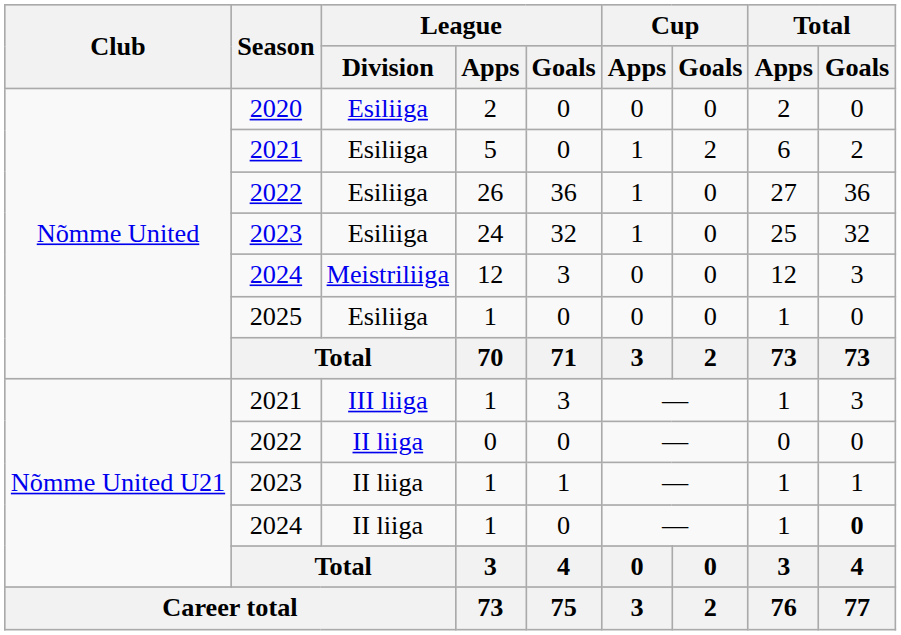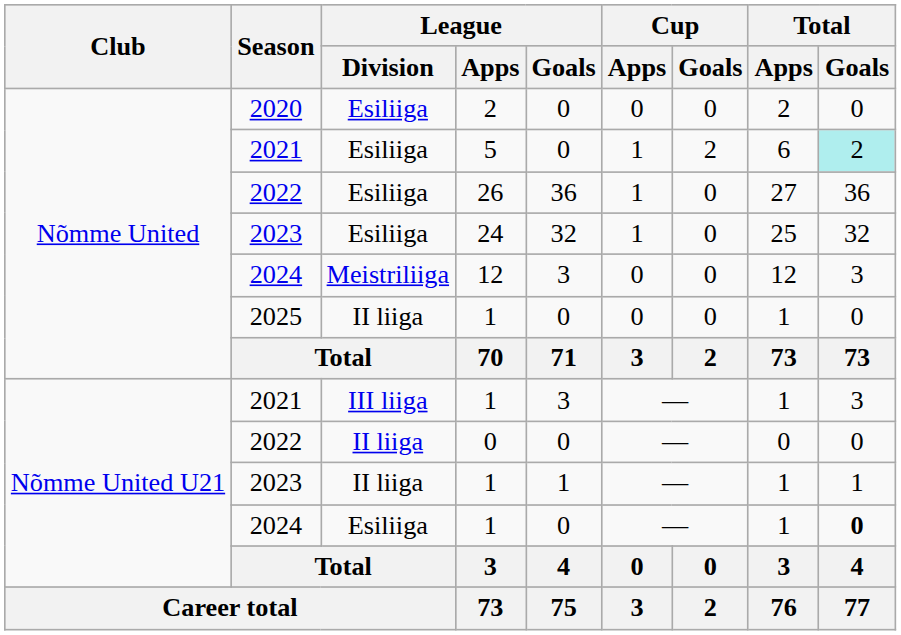(857, 150) no background -> (857, 150) paleturquoise background
(388, 316) Esiliiga -> (388, 316) II liiga
(388, 524) II liiga -> (388, 524) Esiliiga
